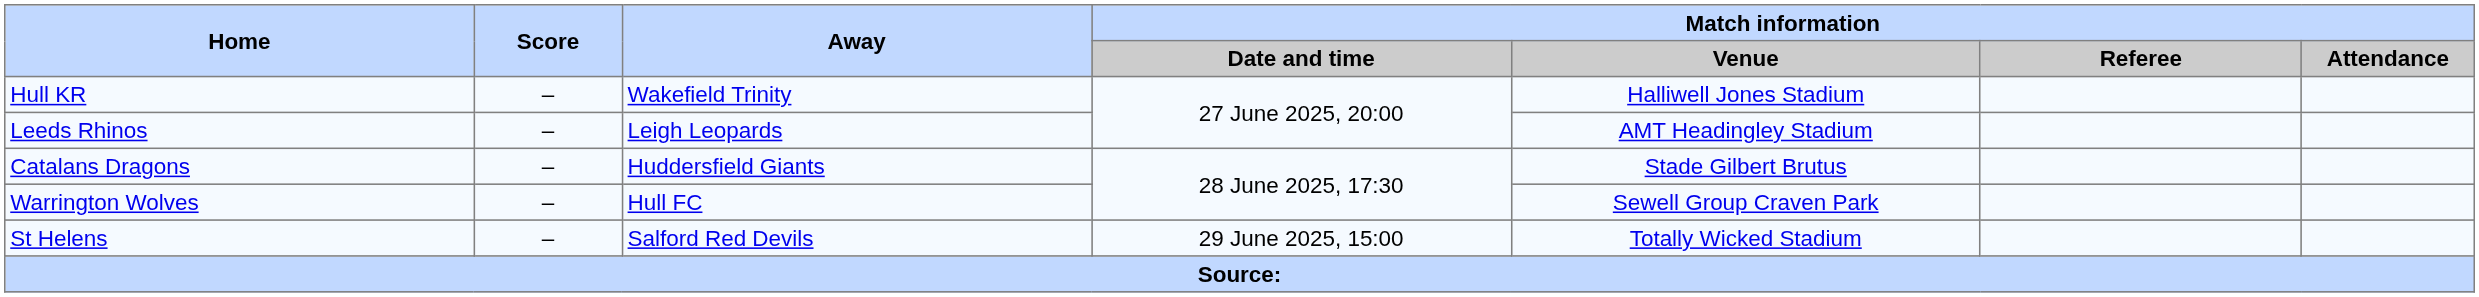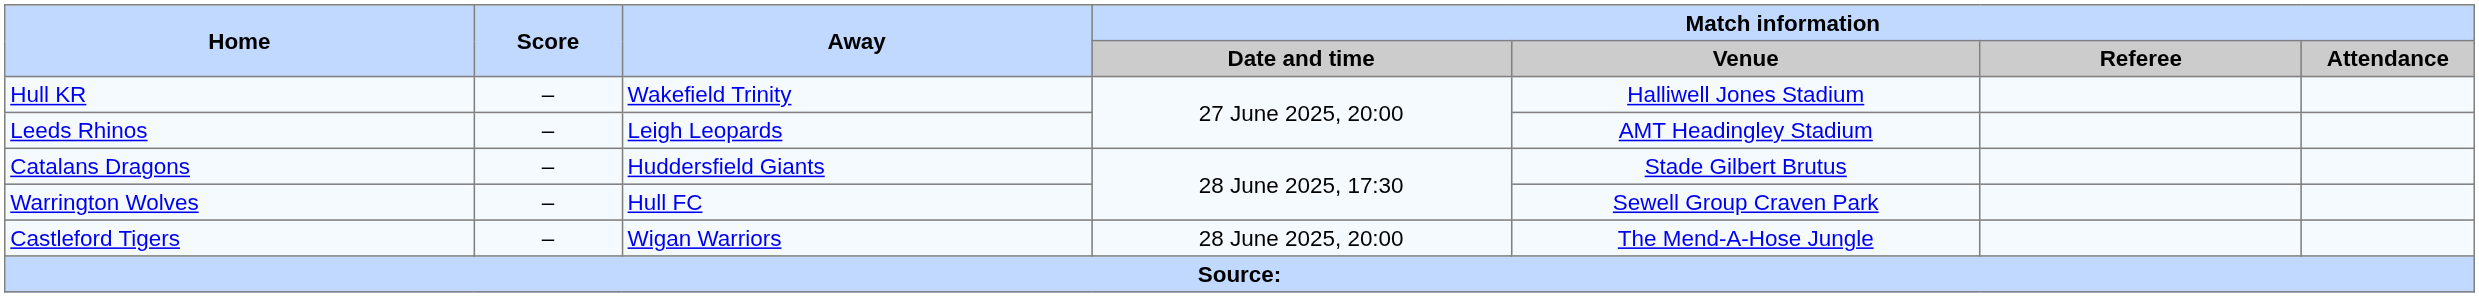+ row: (95, 238)
- row: (59, 238)
